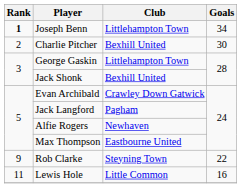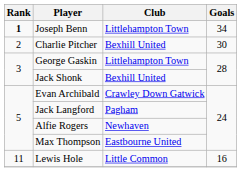- row: (59, 158)
